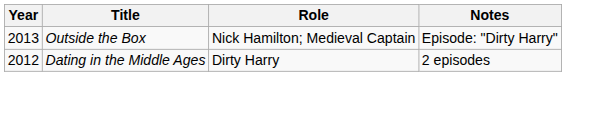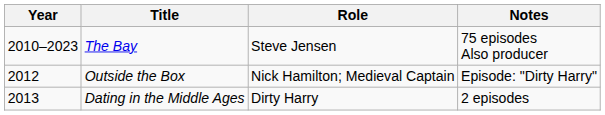+ row: (111, 45)
(23, 37) 2013 -> (23, 76) 2012
(23, 60) 2012 -> (23, 98) 2013
